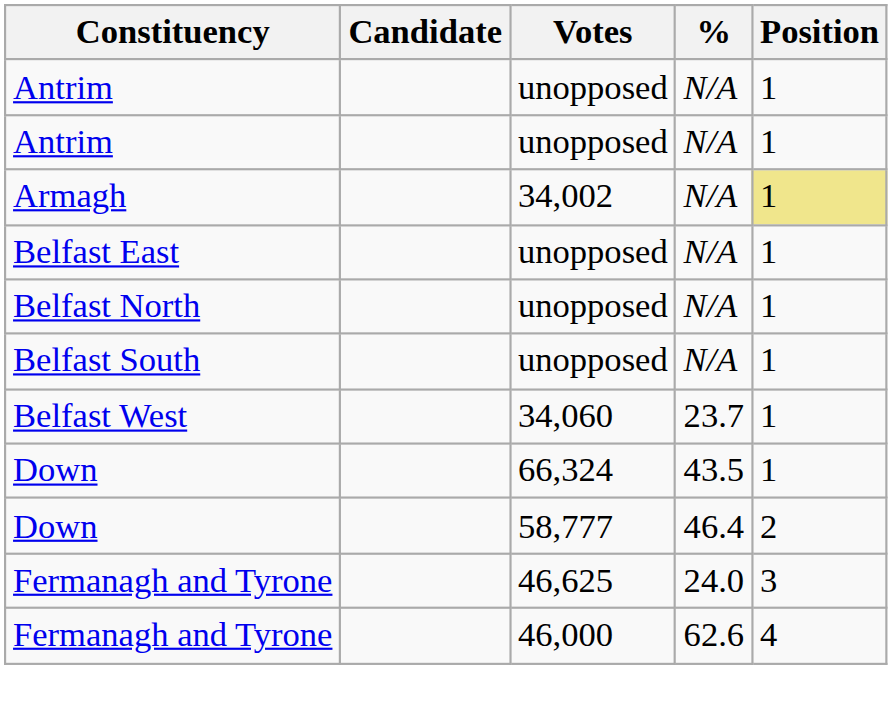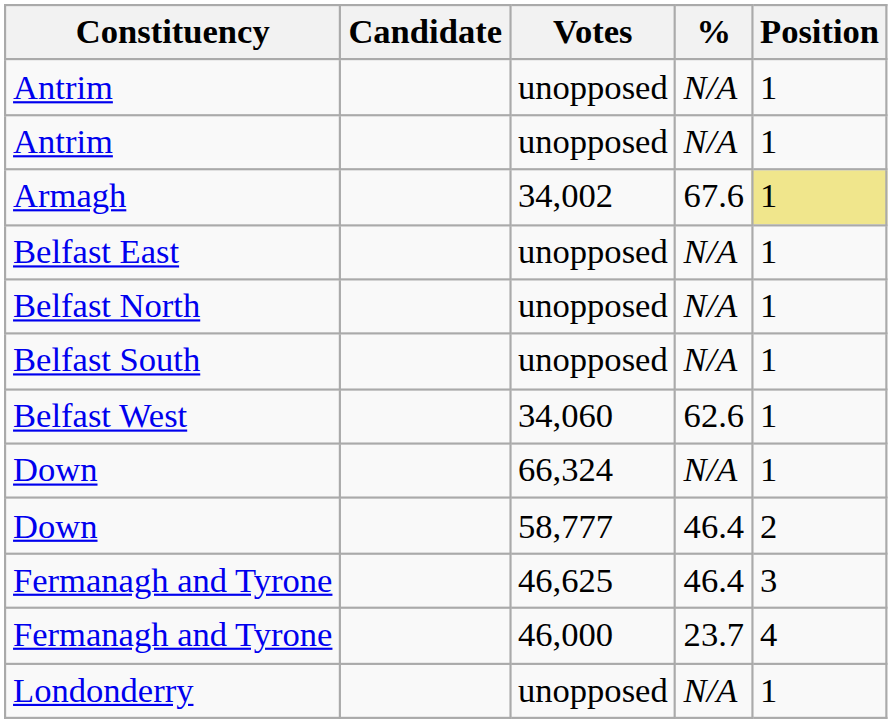(711, 196) N/A -> (714, 196) 67.6
(714, 415) 23.7 -> (714, 415) 62.6
(714, 470) 43.5 -> (711, 470) N/A
(714, 580) 24.0 -> (714, 580) 46.4
(714, 634) 62.6 -> (714, 634) 23.7
+ row: (103, 689)
